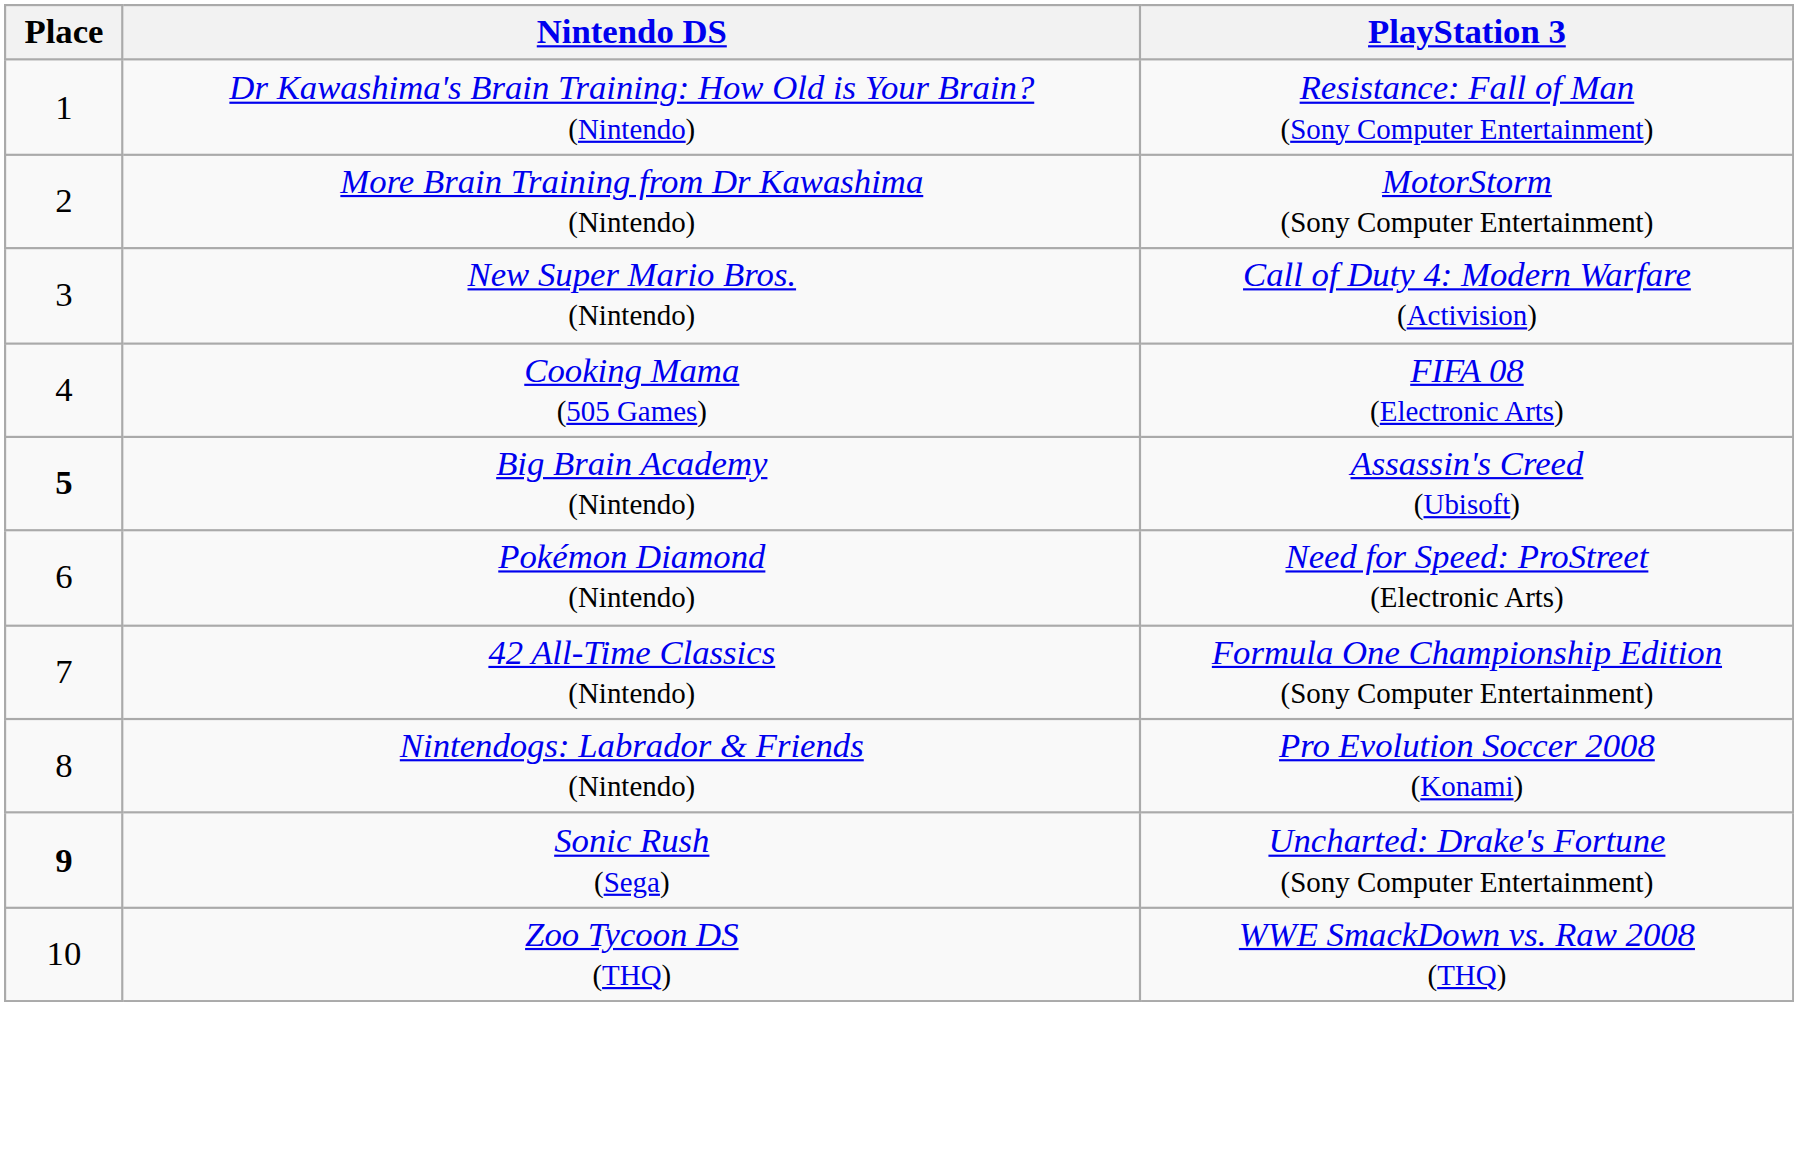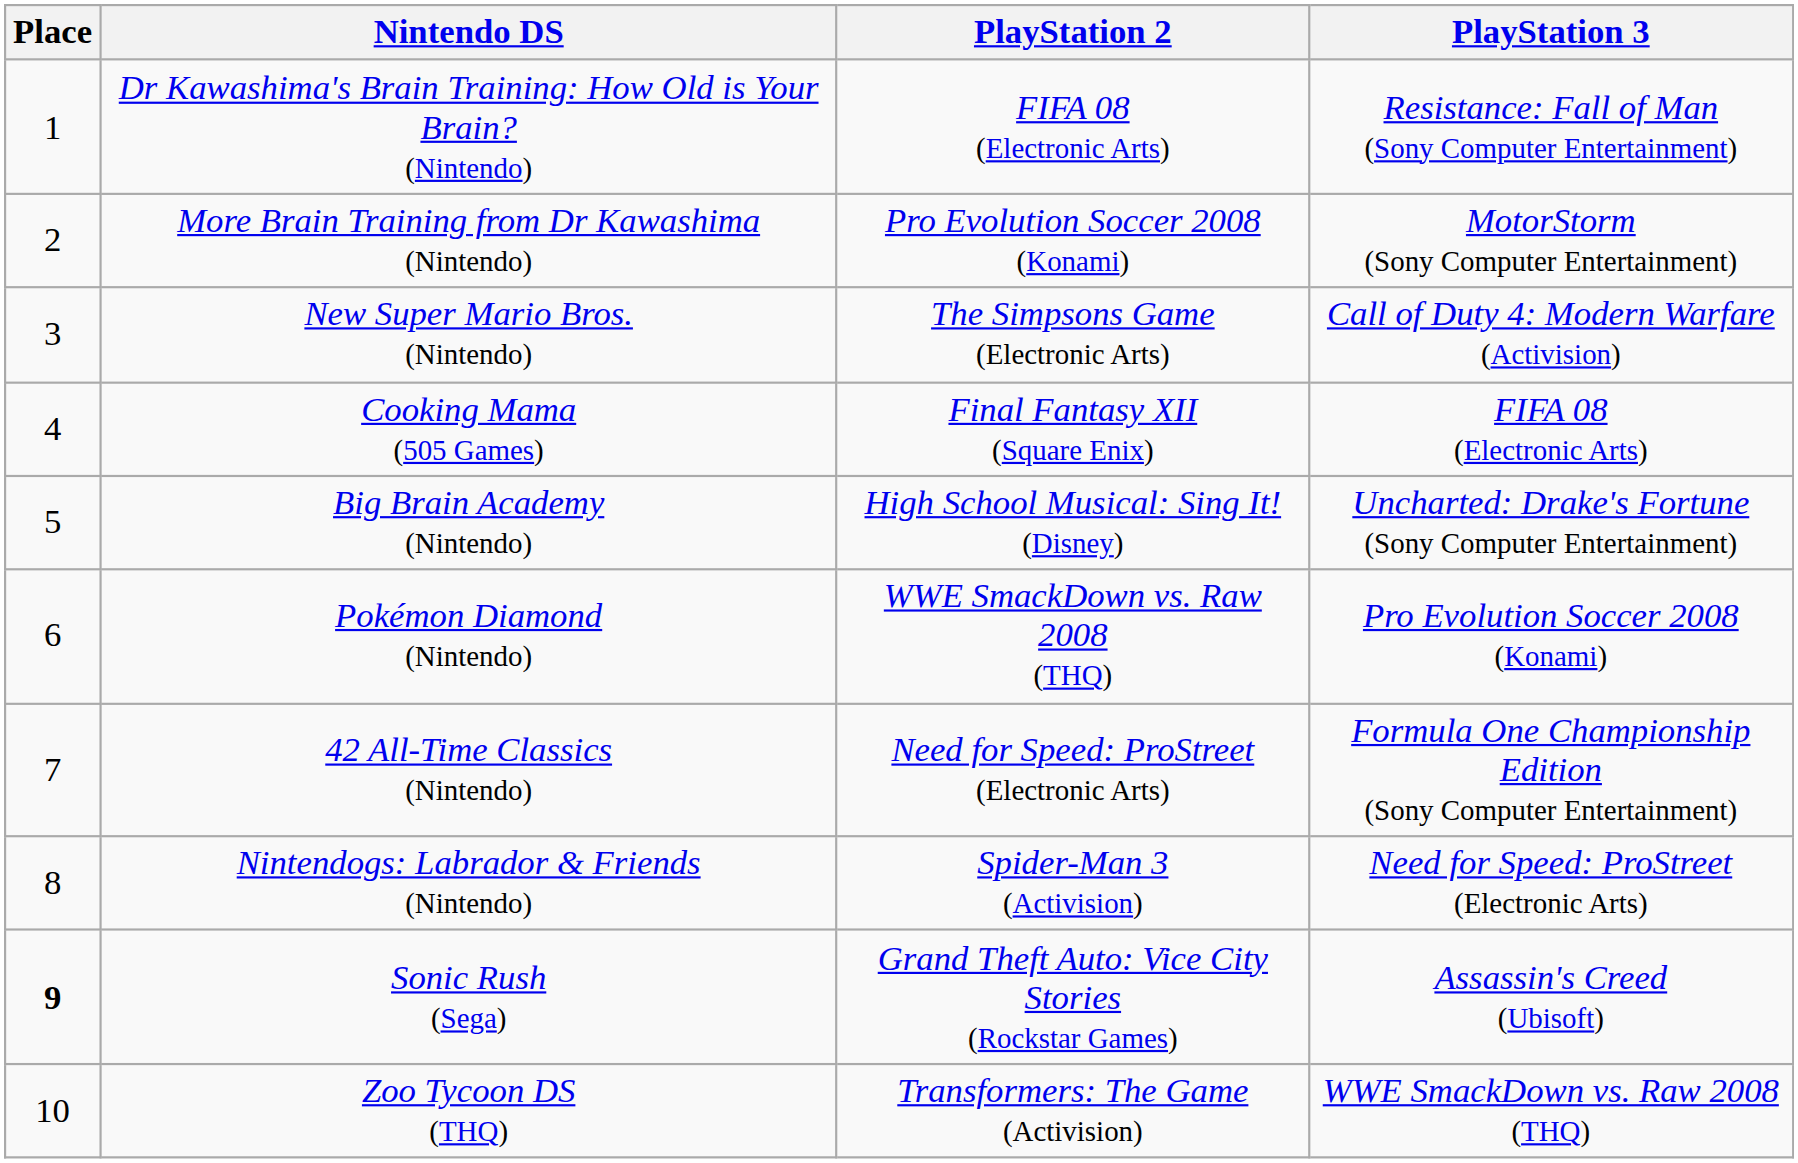+ column: (1073, 32)
(64, 483) bold -> (53, 522) normal
(1467, 483) Assassin's Creed (Ubisoft) -> (1551, 522) Uncharted: Drake's Fortune (Sony Computer Entertainment)
(1467, 577) Need for Speed: ProStreet (Electronic Arts) -> (1551, 635) Pro Evolution Soccer 2008 (Konami)
(1467, 765) Pro Evolution Soccer 2008 (Konami) -> (1551, 882) Need for Speed: ProStreet (Electronic Arts)
(1467, 859) Uncharted: Drake's Fortune (Sony Computer Entertainment) -> (1551, 996) Assassin's Creed (Ubisoft)
